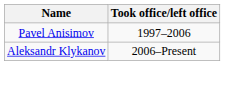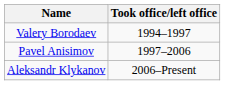+ row: (56, 32)
